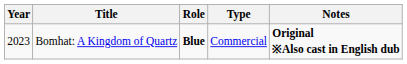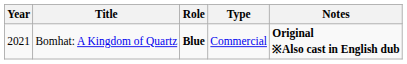(19, 41) 2023 -> (19, 41) 2021
